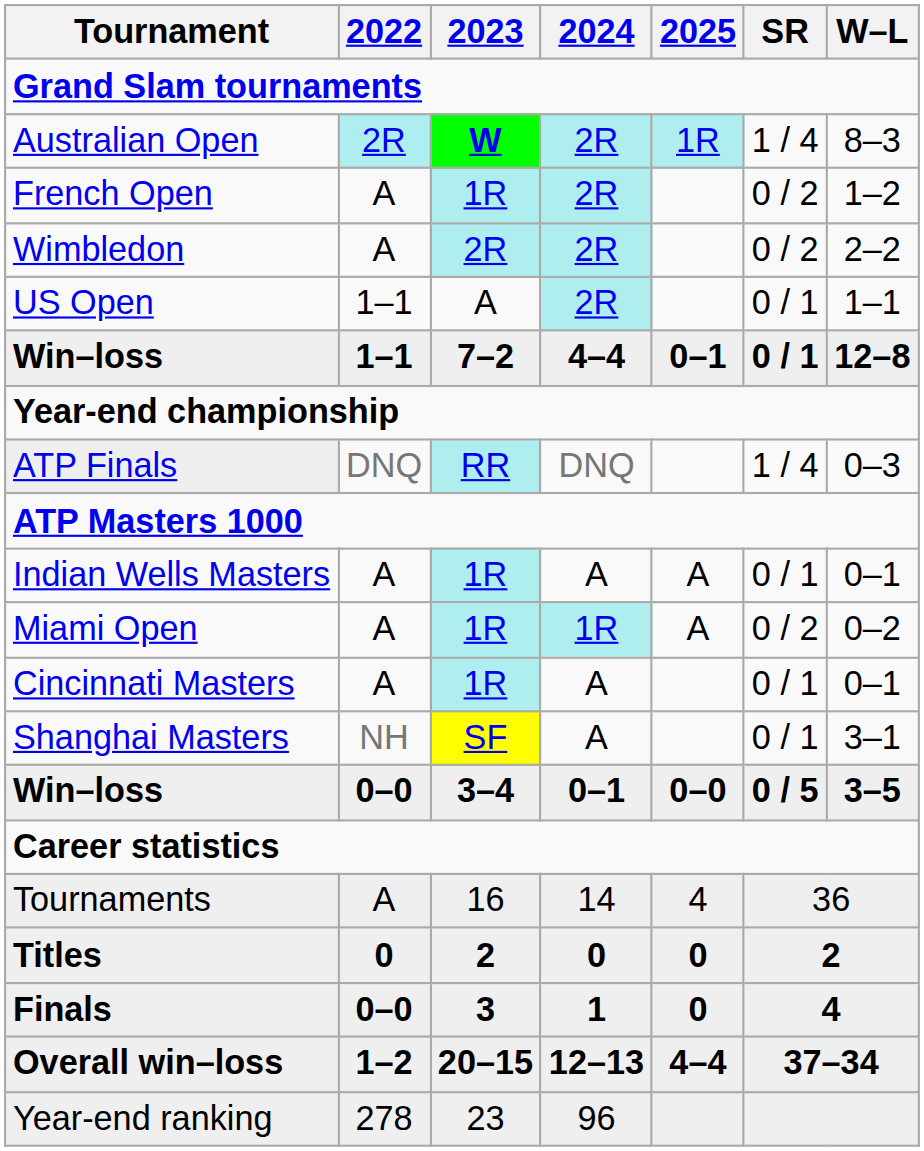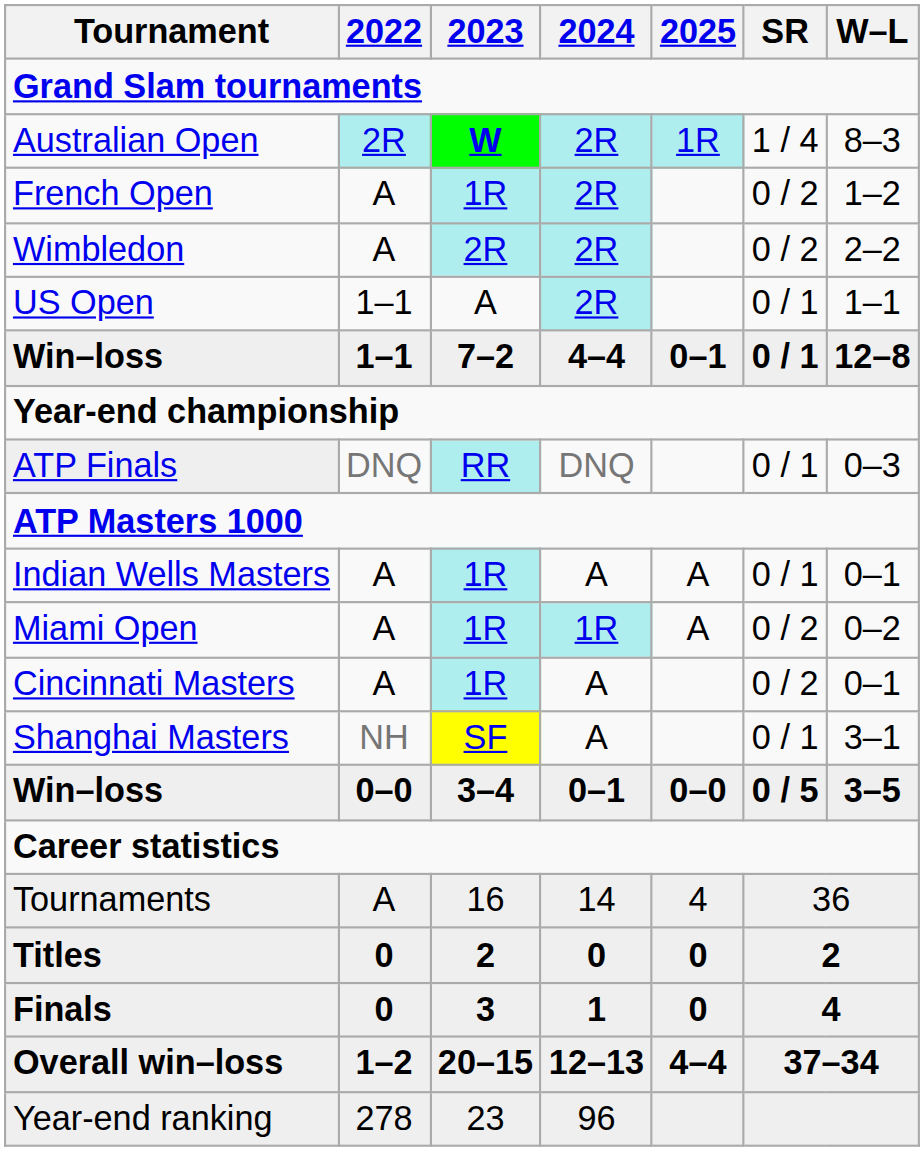(785, 466) 1 / 4 -> (785, 466) 0 / 1
(785, 683) 0 / 1 -> (785, 683) 0 / 2
(384, 1009) 0–0 -> (384, 1009) 0
